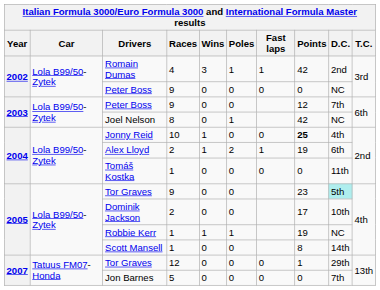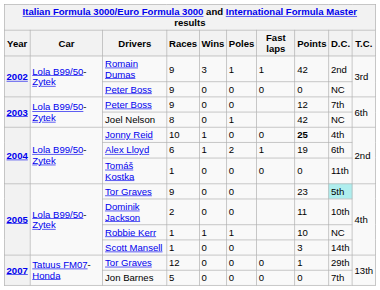(172, 69) 4 -> (172, 69) 9
(172, 150) 2 -> (172, 150) 6
(303, 212) 17 -> (302, 212) 11
(303, 232) 19 -> (303, 232) 10
(300, 248) 8 -> (300, 248) 3
